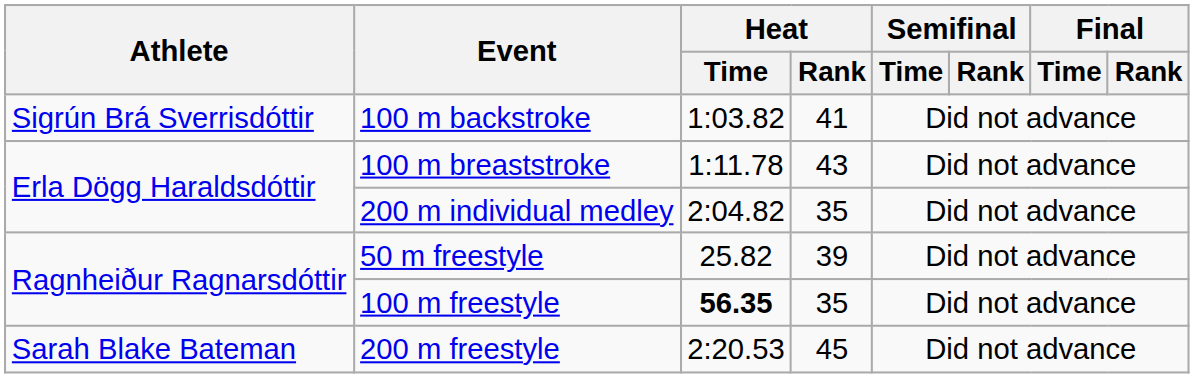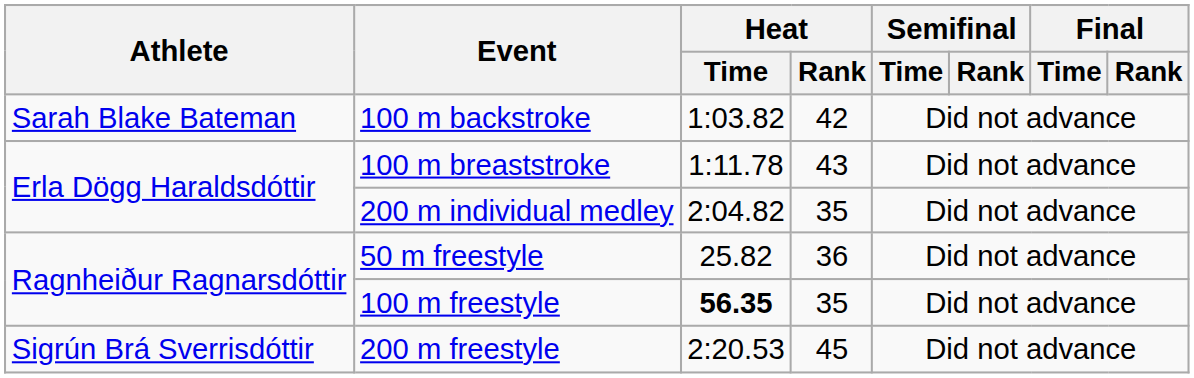(163, 118) Sigrún Brá Sverrisdóttir -> (154, 118) Sarah Blake Bateman
(832, 118) 41 -> (832, 118) 42
(832, 257) 39 -> (832, 257) 36
(154, 349) Sarah Blake Bateman -> (163, 349) Sigrún Brá Sverrisdóttir
